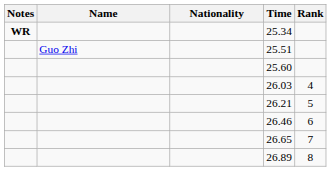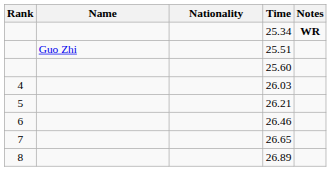columns swapped: (310, 13) <-> (21, 13)
